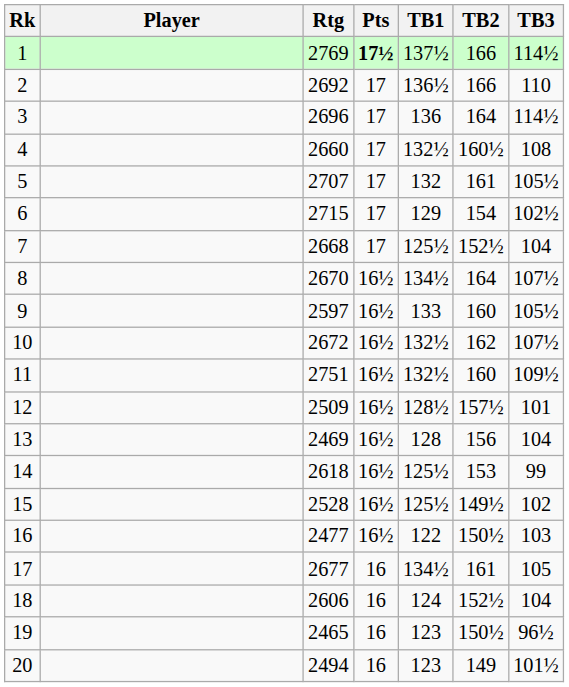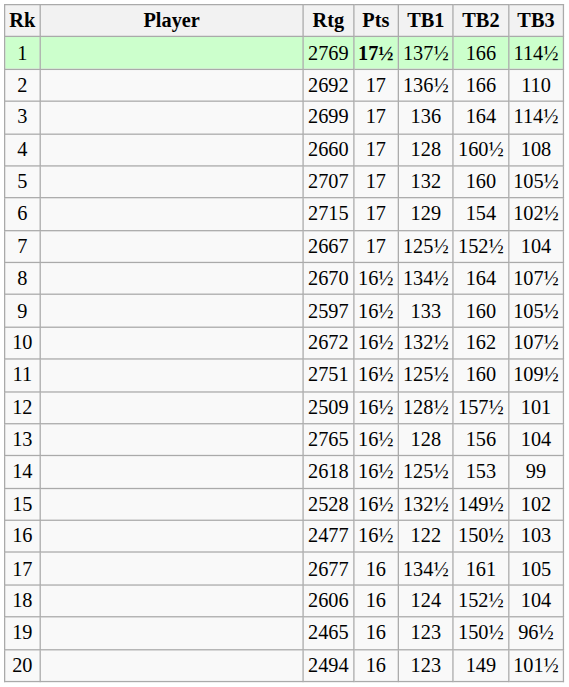(328, 117) 2696 -> (328, 117) 2699
(426, 149) 132½ -> (426, 149) 128
(481, 181) 161 -> (481, 181) 160
(328, 246) 2668 -> (328, 246) 2667
(426, 375) 132½ -> (426, 375) 125½
(328, 439) 2469 -> (328, 439) 2765
(426, 504) 125½ -> (426, 504) 132½
